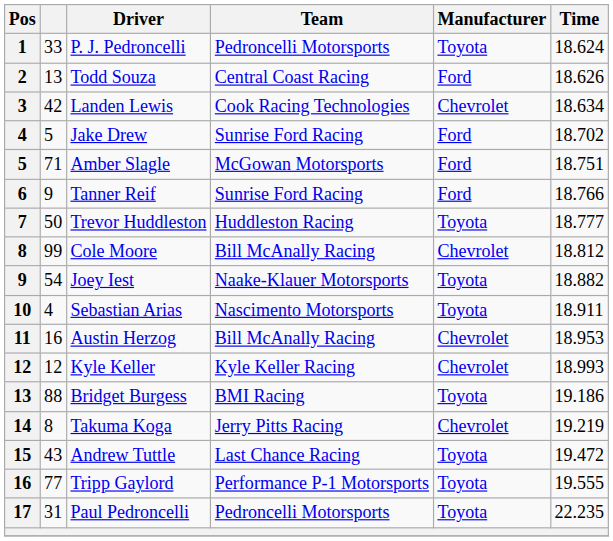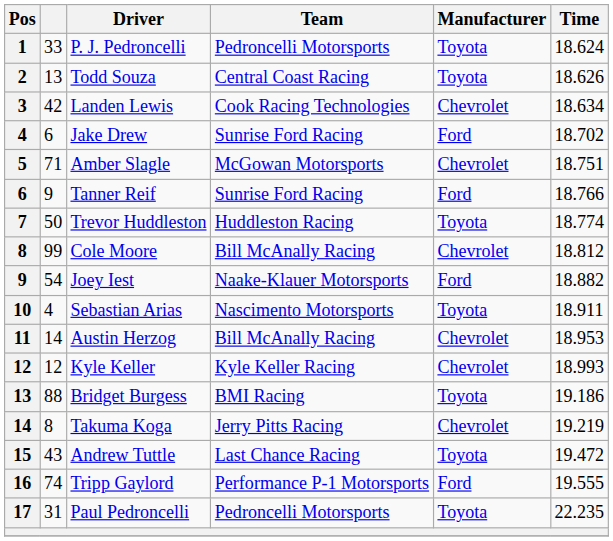(454, 76) Ford -> (462, 76) Toyota
(49, 134) 5 -> (49, 134) 6
(454, 163) Ford -> (473, 163) Chevrolet
(579, 221) 18.777 -> (579, 221) 18.774
(462, 280) Toyota -> (454, 280) Ford
(53, 338) 16 -> (53, 338) 14
(53, 483) 77 -> (53, 483) 74
(462, 483) Toyota -> (454, 483) Ford
